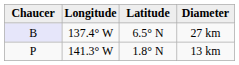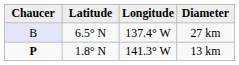columns swapped: (148, 13) <-> (91, 13)
(33, 51) normal -> (33, 51) bold
